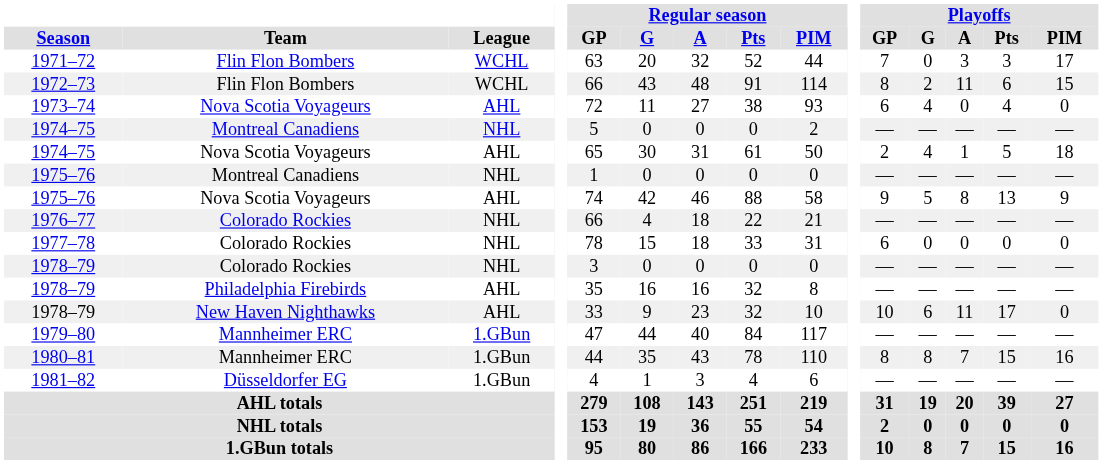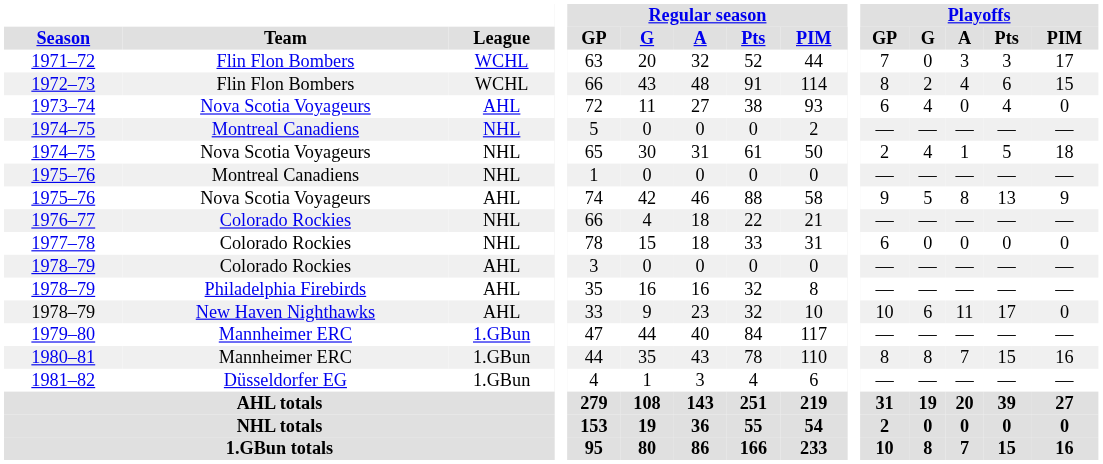(965, 83) 11 -> (965, 83) 4
(502, 152) AHL -> (502, 152) NHL
(502, 266) NHL -> (502, 266) AHL
